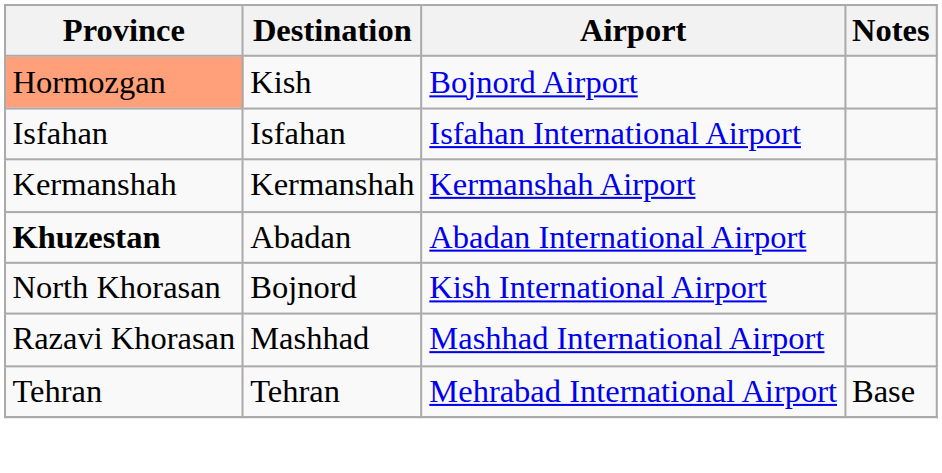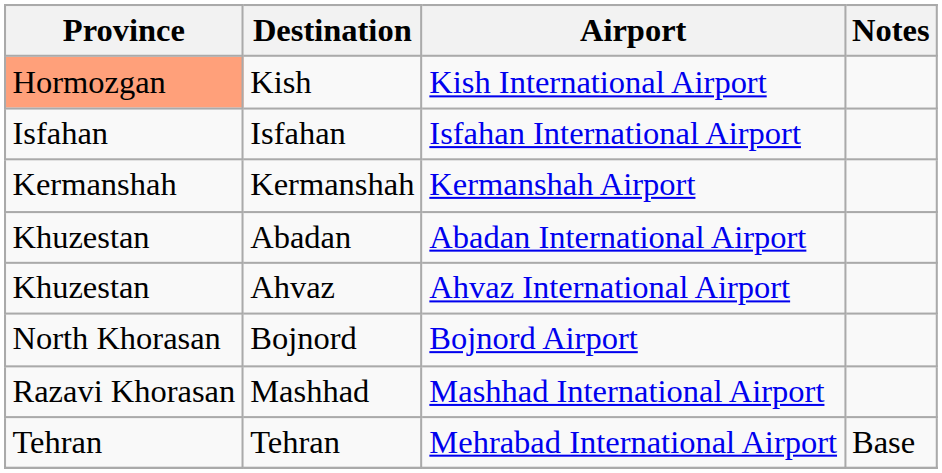(534, 81) Bojnord Airport -> (598, 81) Kish International Airport
(87, 236) bold -> (81, 236) normal
+ row: (293, 287)
(598, 287) Kish International Airport -> (534, 339) Bojnord Airport
